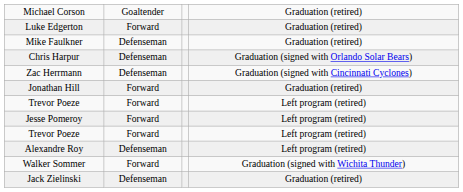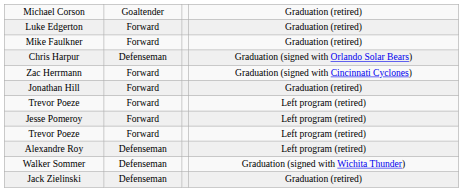(143, 42) Defenseman -> (143, 42) Forward
(143, 73) Defenseman -> (143, 73) Forward
(143, 164) Forward -> (143, 164) Defenseman
